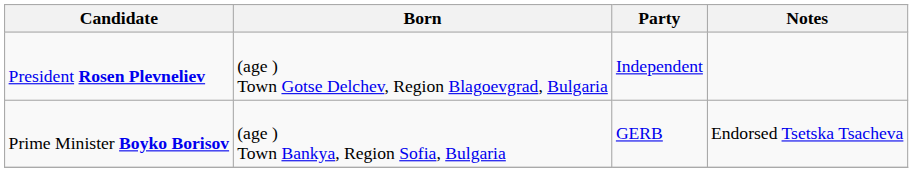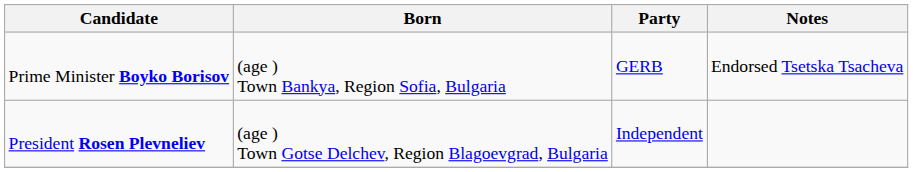rows swapped: (107, 76) <-> (119, 143)
